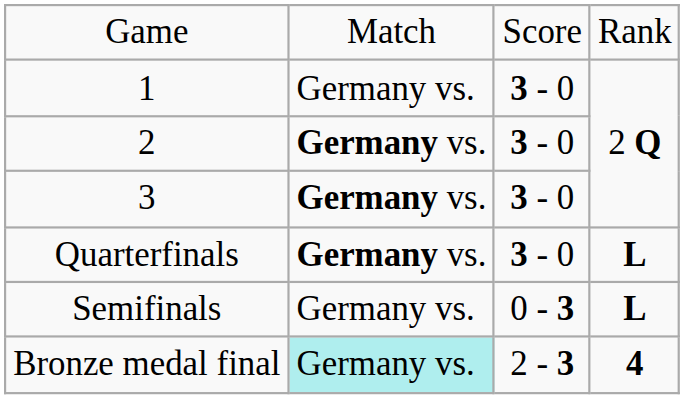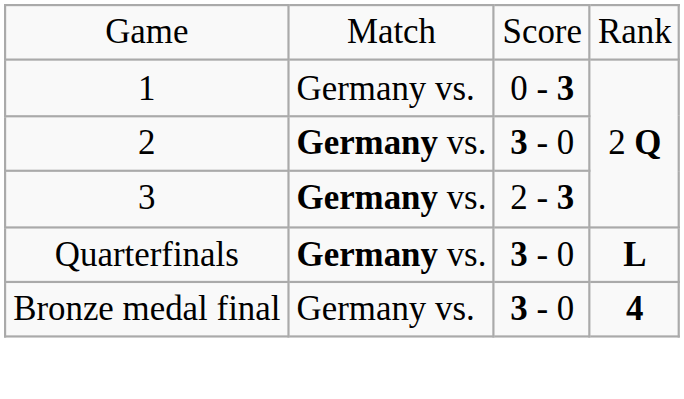(542, 87) 3 - 0 -> (542, 87) 0 - 3
(542, 198) 3 - 0 -> (542, 198) 2 - 3
- row: (147, 308)
(386, 364) paleturquoise background -> (386, 308) no background
(542, 364) 2 - 3 -> (542, 308) 3 - 0
